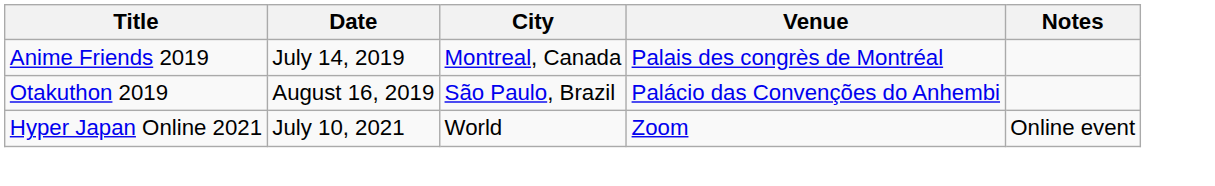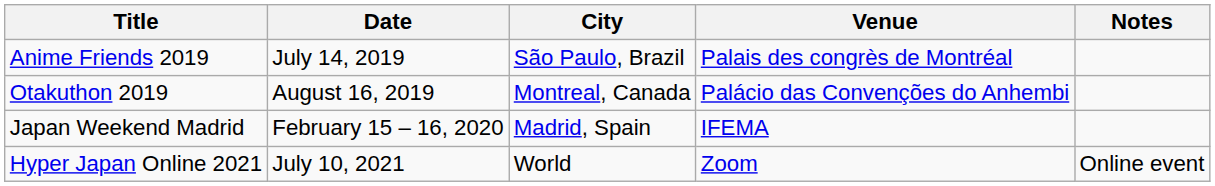(533, 57) Montreal, Canada -> (599, 57) São Paulo, Brazil
(530, 92) São Paulo, Brazil -> (602, 92) Montreal, Canada
+ row: (127, 127)
